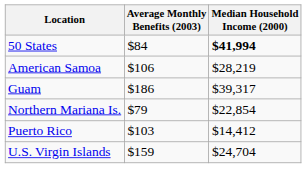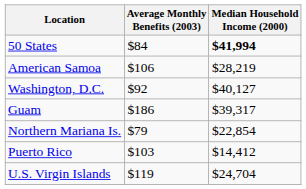+ row: (56, 88)
(141, 152) $159 -> (141, 173) $119
